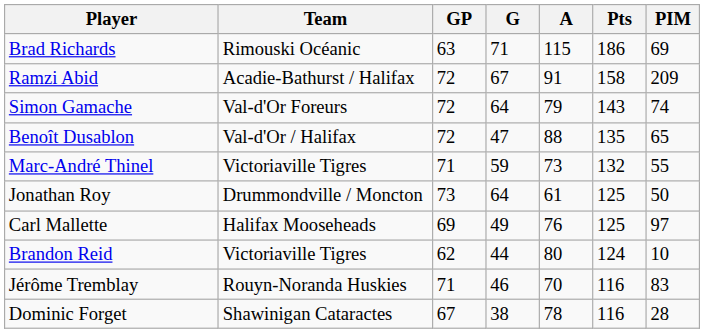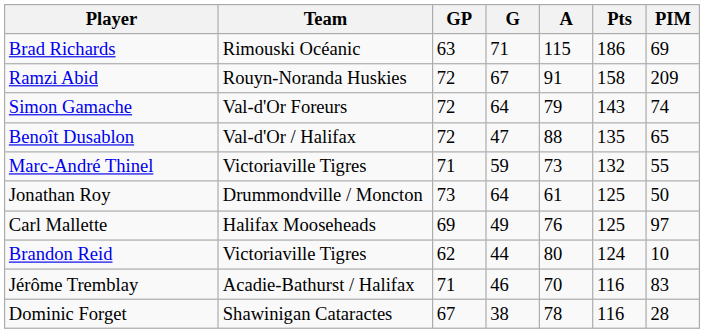(319, 78) Acadie-Bathurst / Halifax -> (315, 78) Rouyn-Noranda Huskies
(315, 284) Rouyn-Noranda Huskies -> (319, 284) Acadie-Bathurst / Halifax
